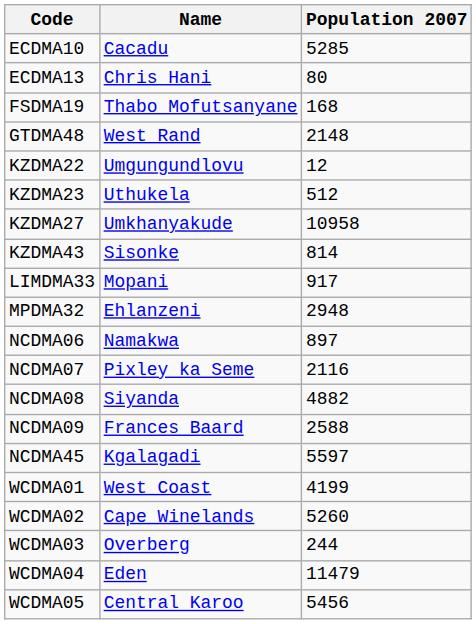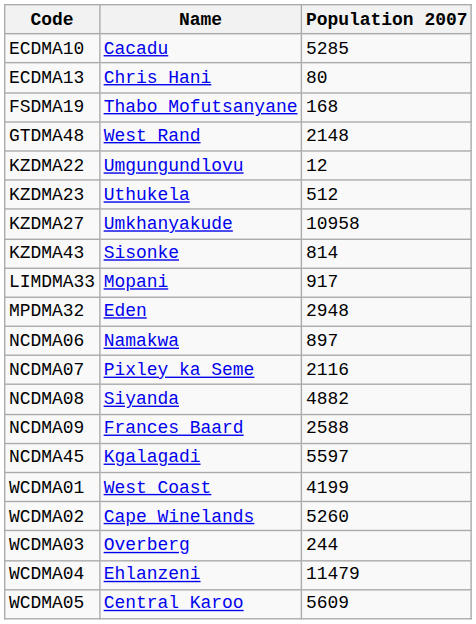(152, 312) Ehlanzeni -> (125, 312) Eden
(125, 575) Eden -> (152, 575) Ehlanzeni
(328, 604) 5456 -> (328, 604) 5609
